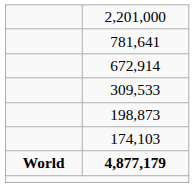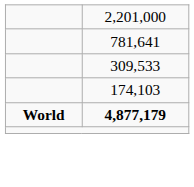- row: (135, 65)
- row: (135, 114)
